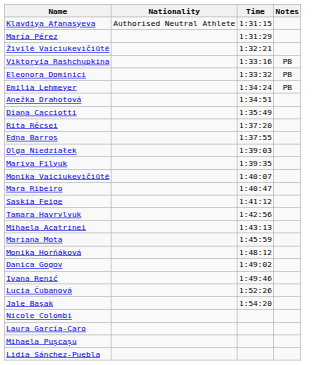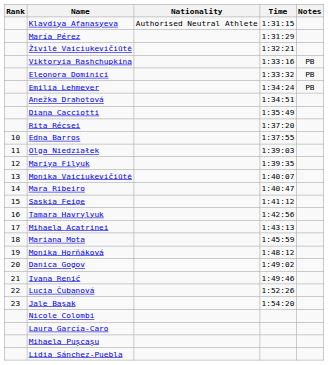+ column: (16, 11)
